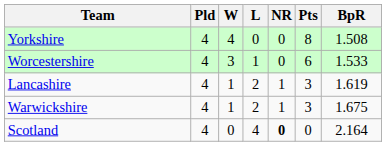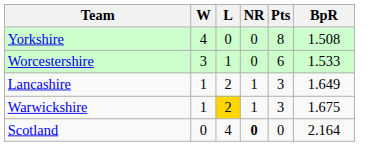- column: (205, 15)
(351, 84) 1.619 -> (324, 84) 1.649
(255, 107) no background -> (228, 107) gold background
